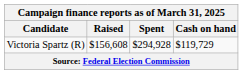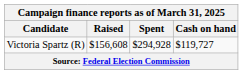(195, 45) $119,729 -> (195, 45) $119,727
